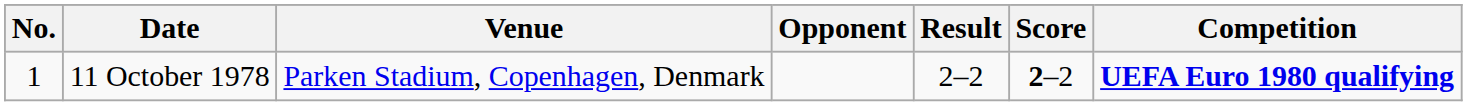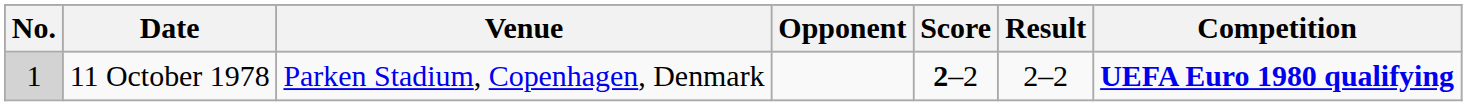columns swapped: (1051, 28) <-> (961, 28)
(34, 75) no background -> (34, 75) lightgrey background
